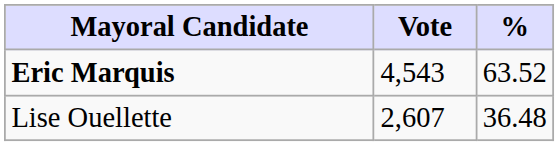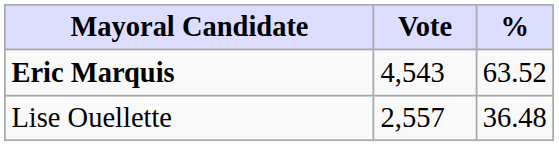(413, 117) 2,607 -> (413, 117) 2,557
